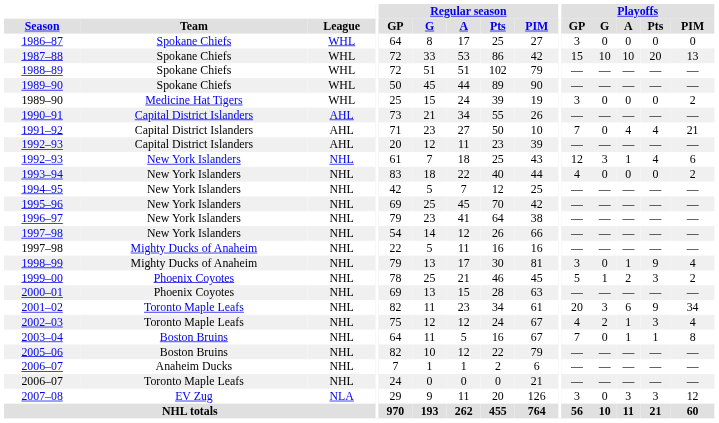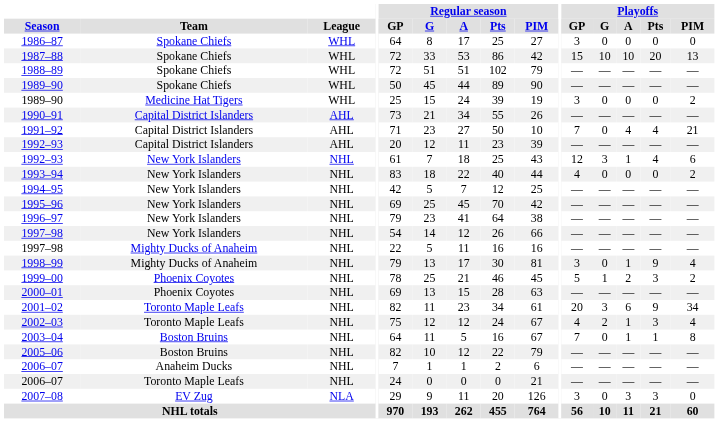(693, 396) 12 -> (693, 396) 0
